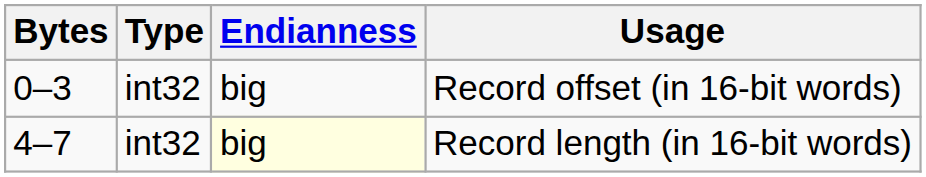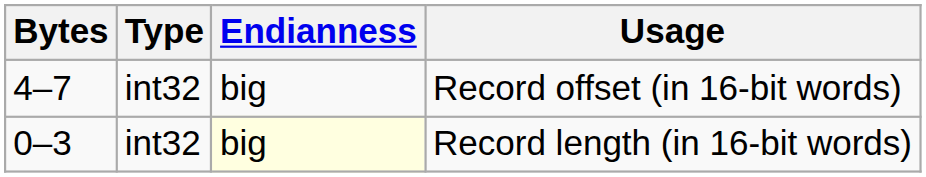(42, 87) 0–3 -> (42, 87) 4–7
(42, 143) 4–7 -> (42, 143) 0–3
